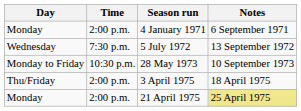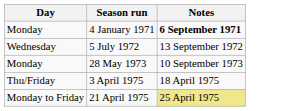- column: (112, 13)
(250, 30) normal -> (200, 30) bold
(46, 64) Monday to Friday -> (25, 64) Monday
(25, 98) Monday -> (46, 98) Monday to Friday
